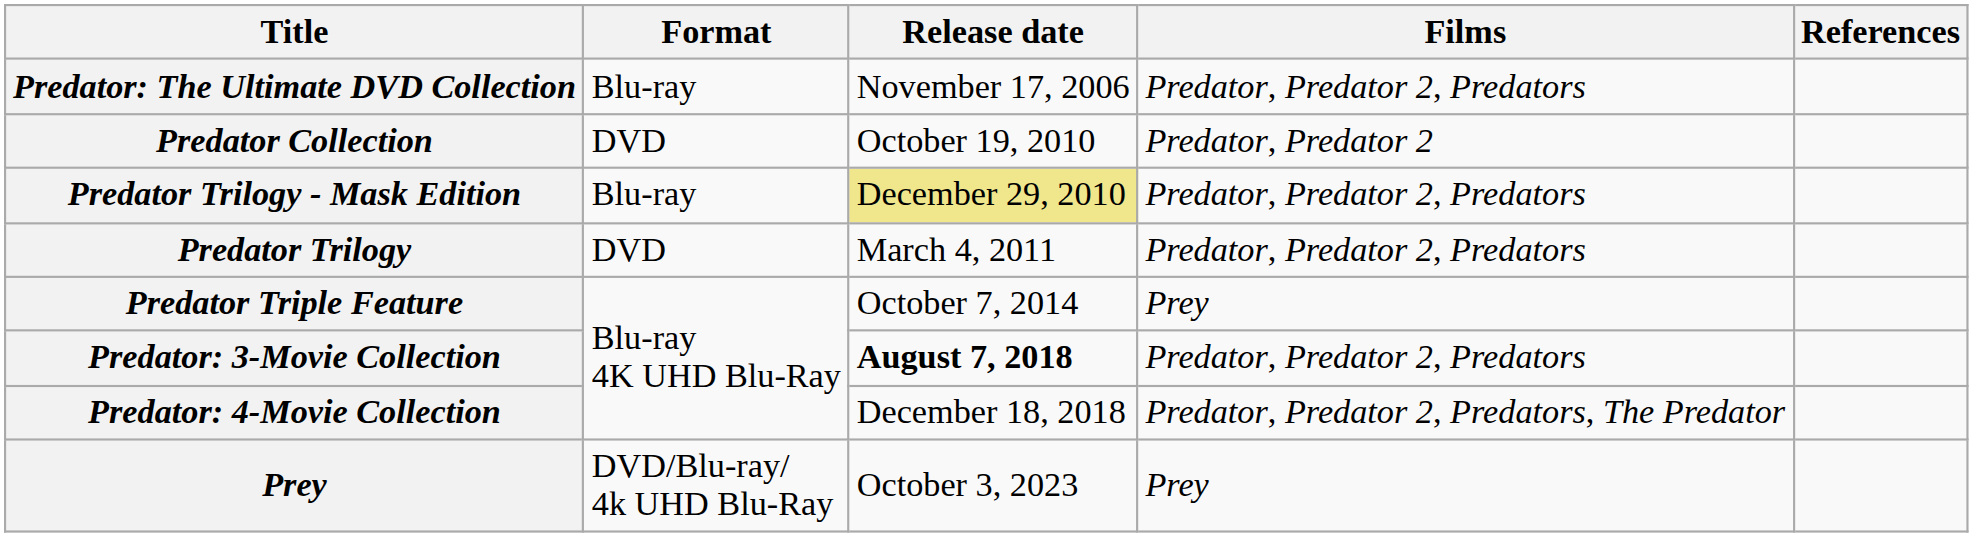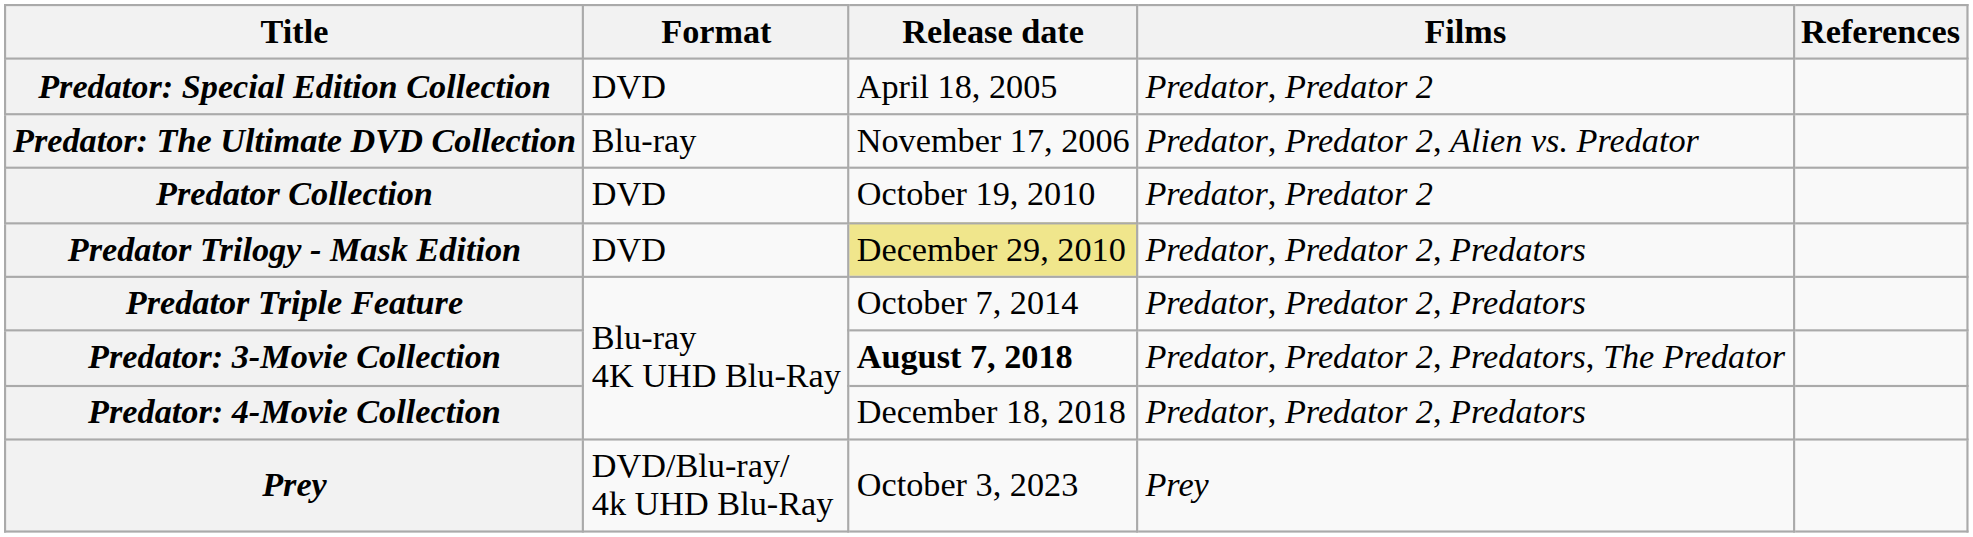+ row: (294, 85)
(1366, 85) Predator, Predator 2, Predators -> (1422, 140) Predator, Predator 2, Alien vs. Predator
(644, 194) Blu-ray -> (629, 248) DVD
- row: (294, 248)
(1177, 303) Prey -> (1366, 303) Predator, Predator 2, Predators
(1366, 357) Predator, Predator 2, Predators -> (1465, 357) Predator, Predator 2, Predators, The Predator
(1465, 411) Predator, Predator 2, Predators, The Predator -> (1366, 411) Predator, Predator 2, Predators
